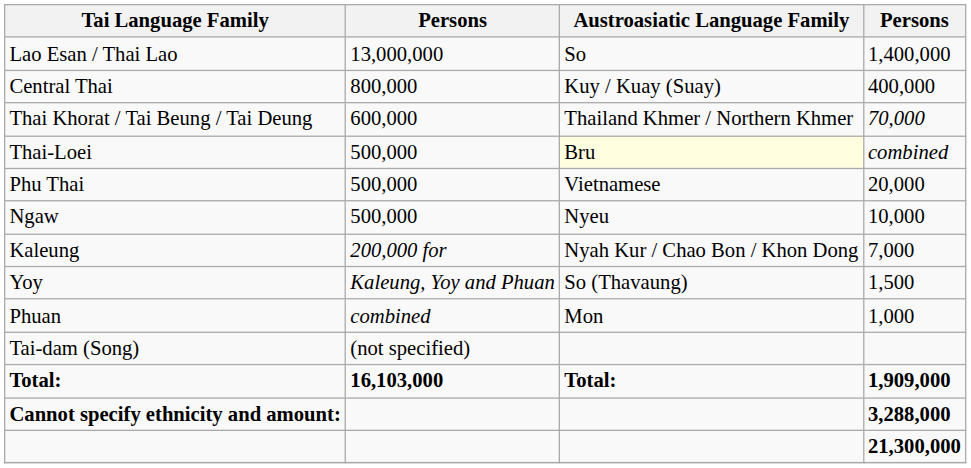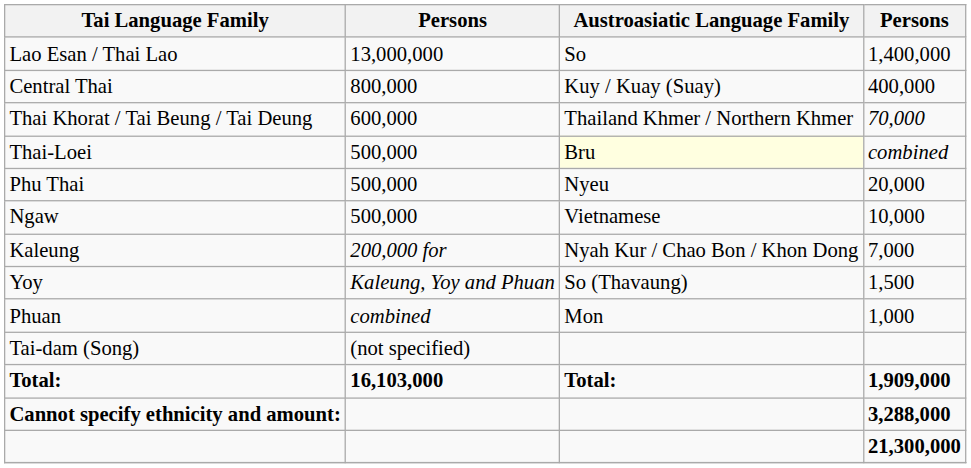(612, 184) Vietnamese -> (587, 184) Nyeu
(587, 217) Nyeu -> (612, 217) Vietnamese
